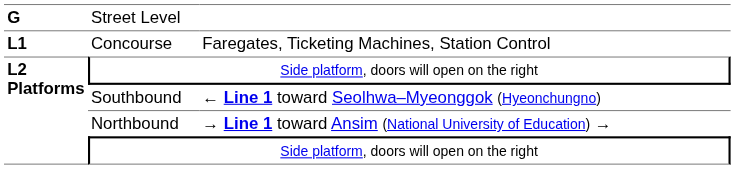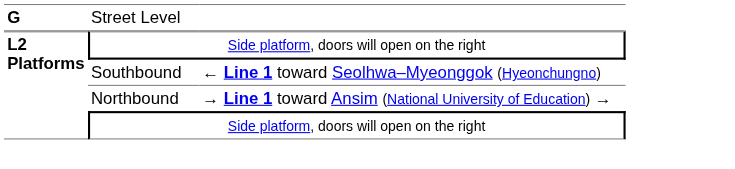- row: (132, 43)
